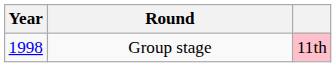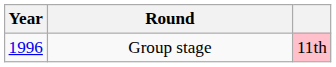(26, 47) 1998 -> (26, 47) 1996
